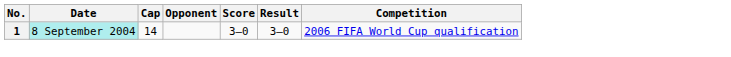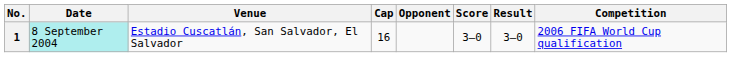+ column: (250, 13)
(150, 31) 14 -> (384, 37) 16
